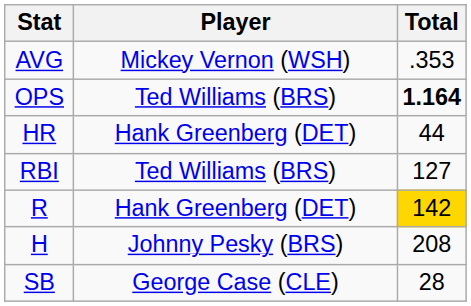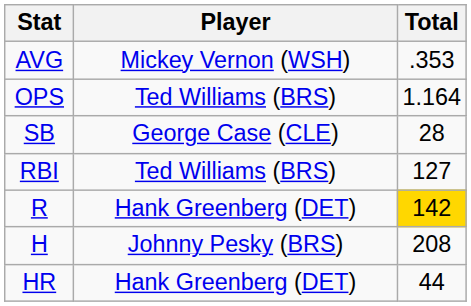(432, 97) bold -> (432, 97) normal
rows swapped: (39, 134) <-> (39, 282)
